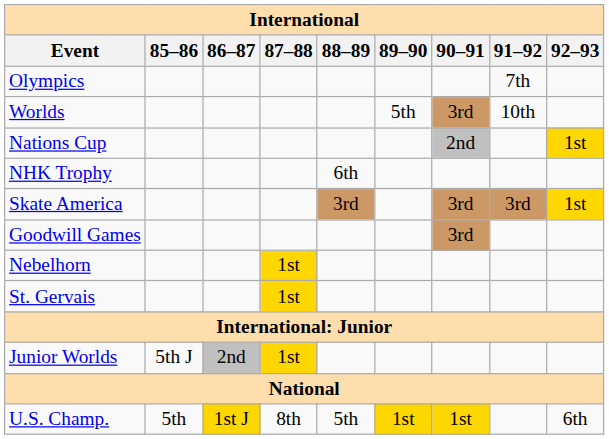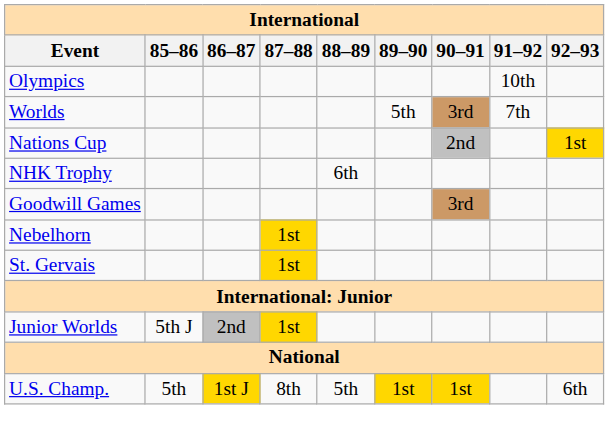(518, 81) 7th -> (518, 81) 10th
(518, 111) 10th -> (518, 111) 7th
- row: (66, 204)
